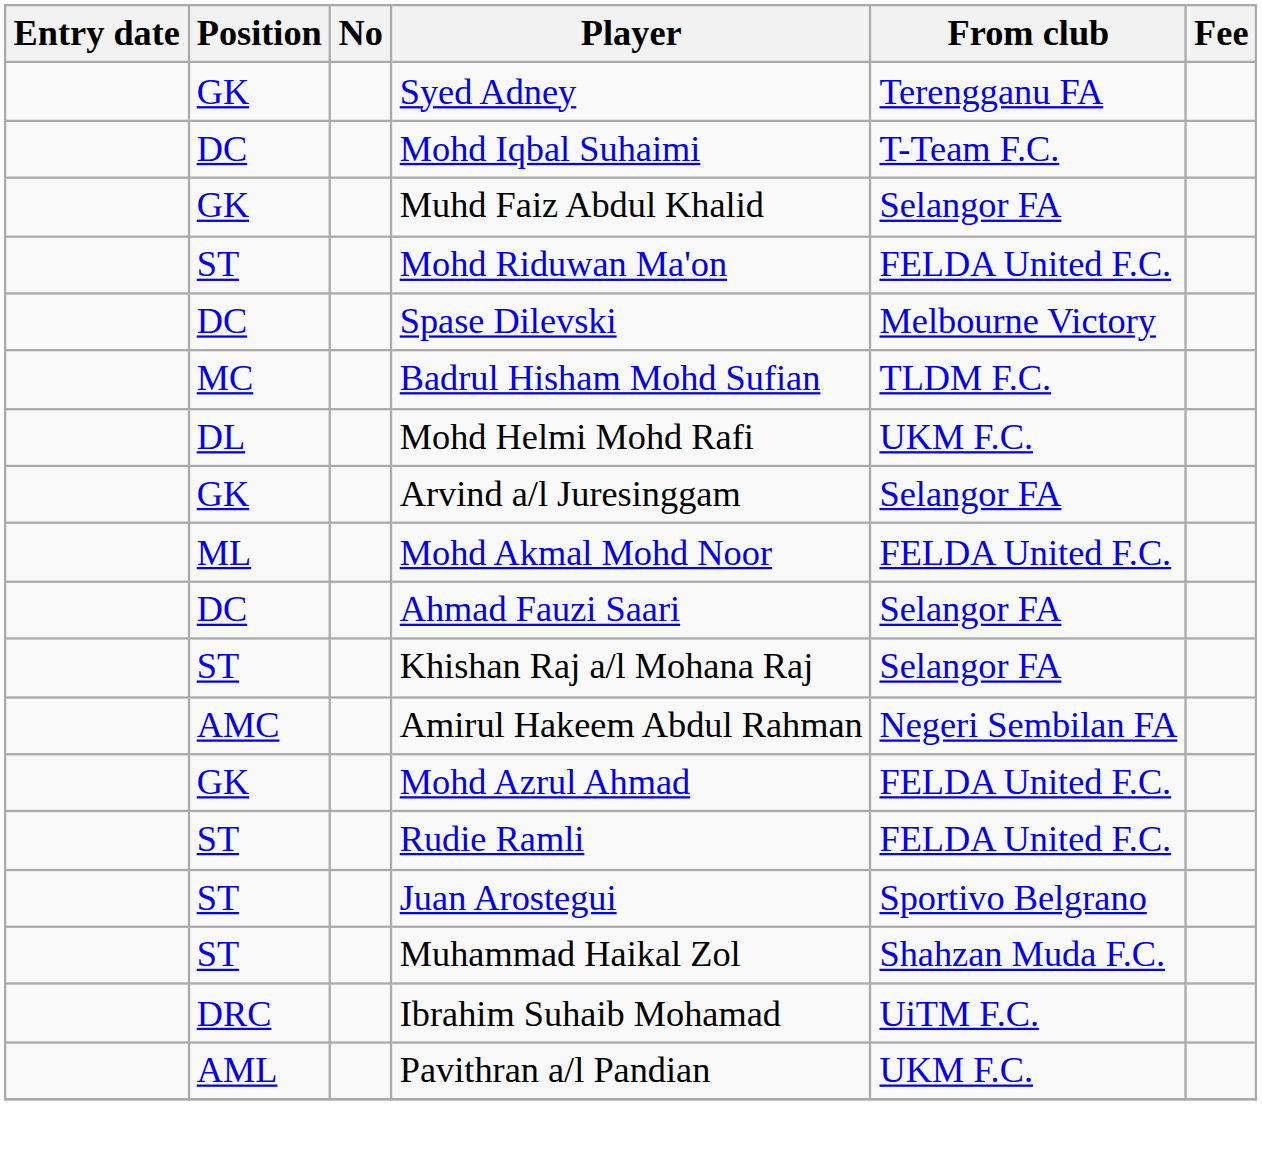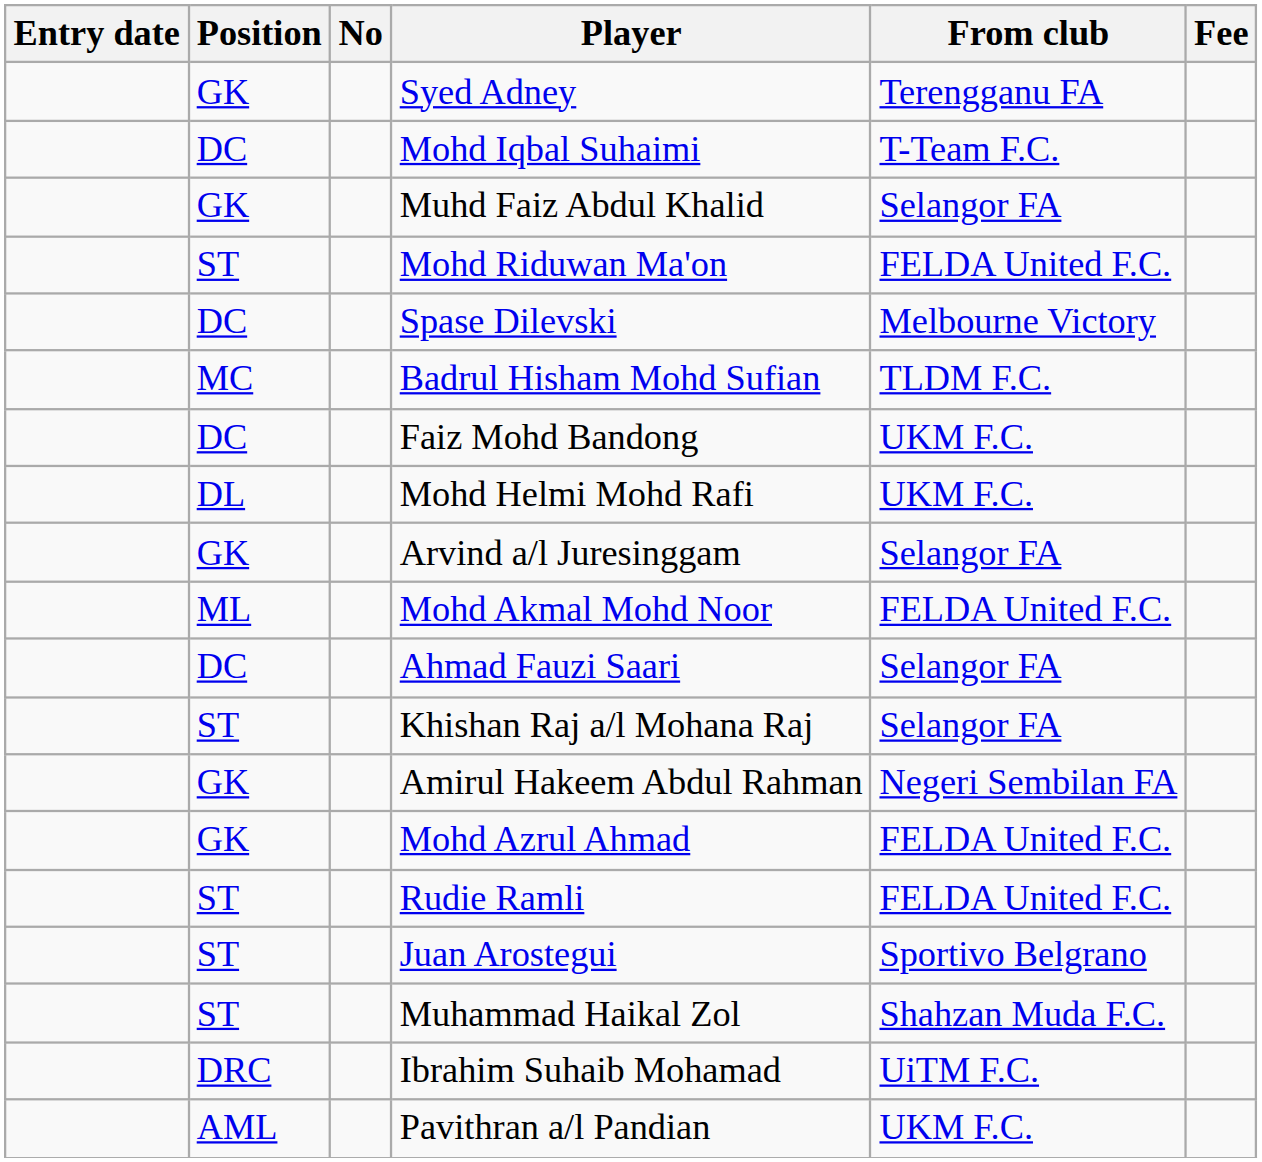+ row: (549, 436)
(238, 724) AMC -> (223, 782) GK
